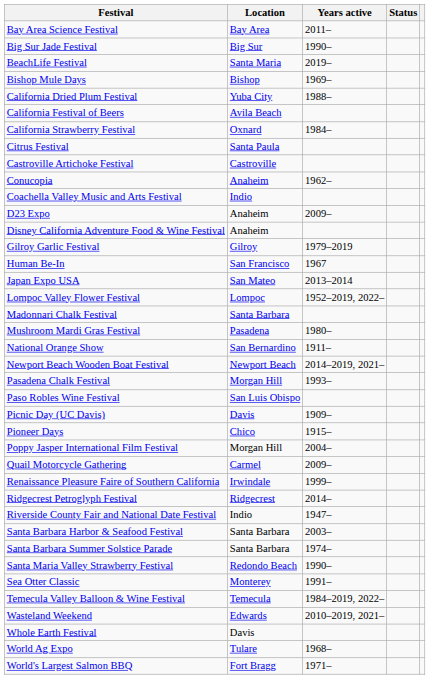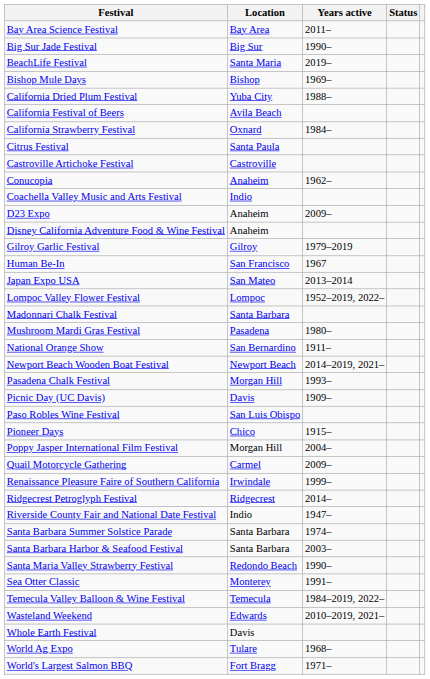rows swapped: (63, 398) <-> (56, 414)
rows swapped: (89, 548) <-> (95, 532)
